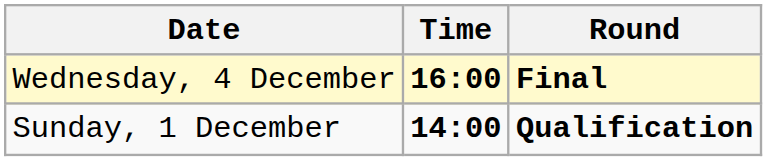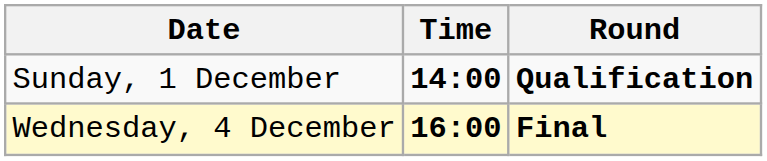rows swapped: (177, 129) <-> (204, 80)
